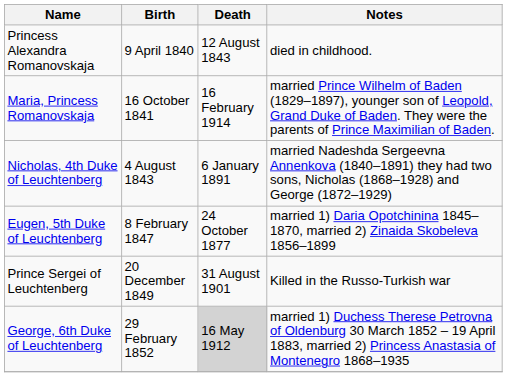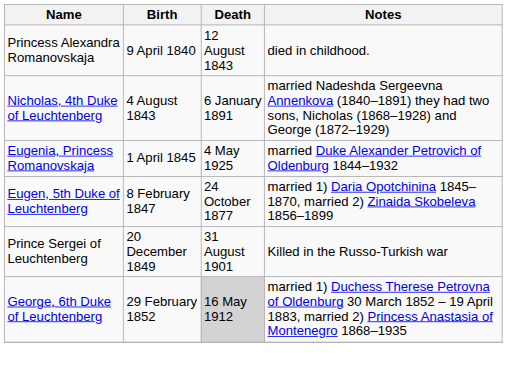- row: (53, 108)
+ row: (60, 158)
